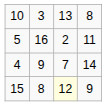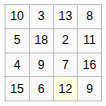(41, 40) 16 -> (41, 40) 18
(90, 64) 14 -> (90, 64) 16
(41, 88) 8 -> (41, 88) 6
